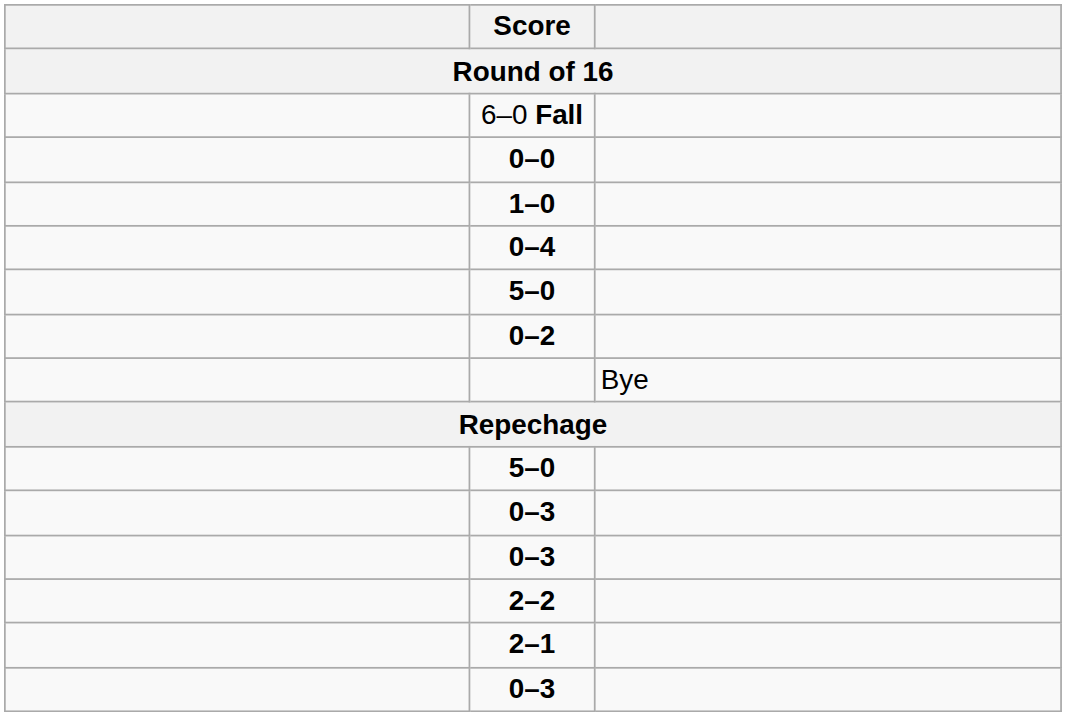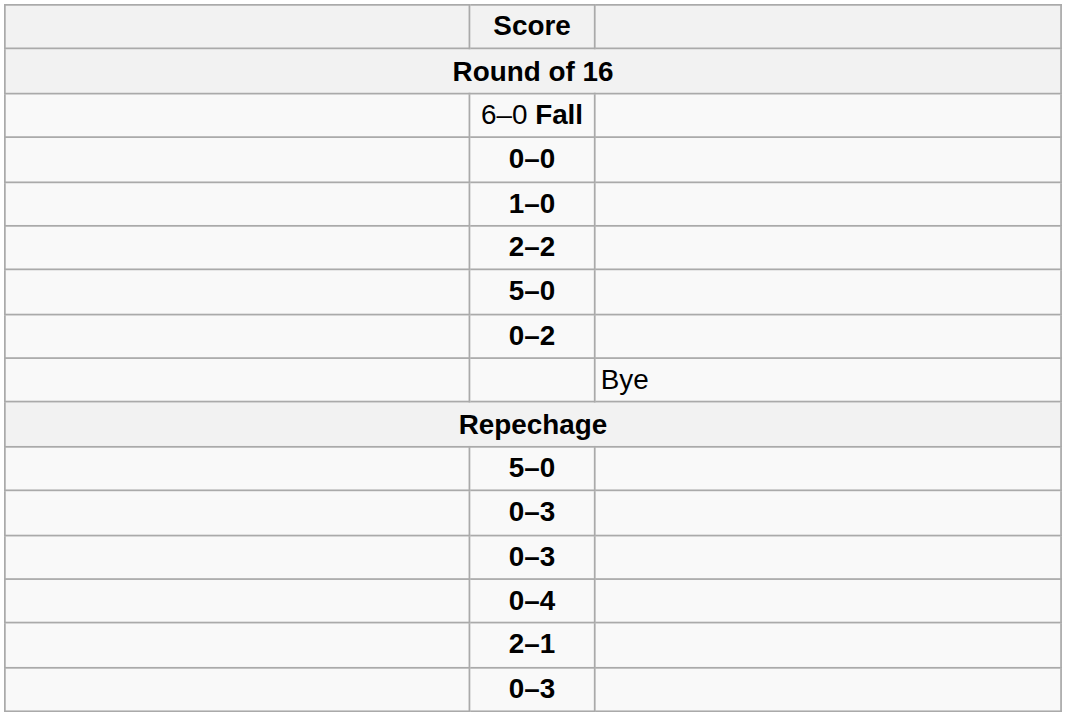rows swapped: (532, 600) <-> (532, 247)
